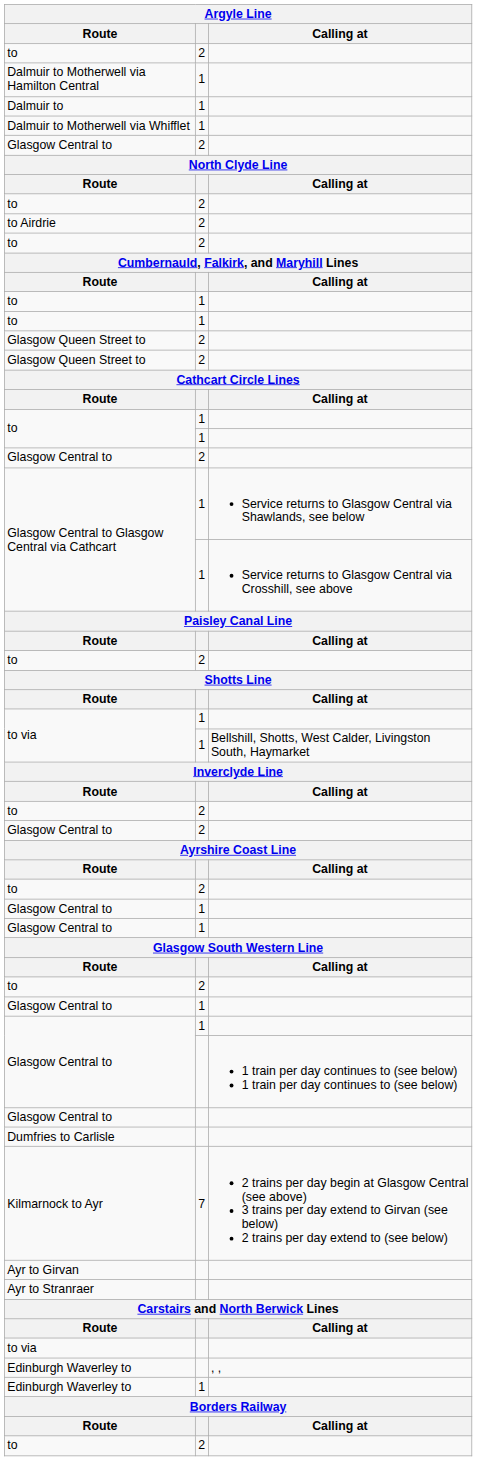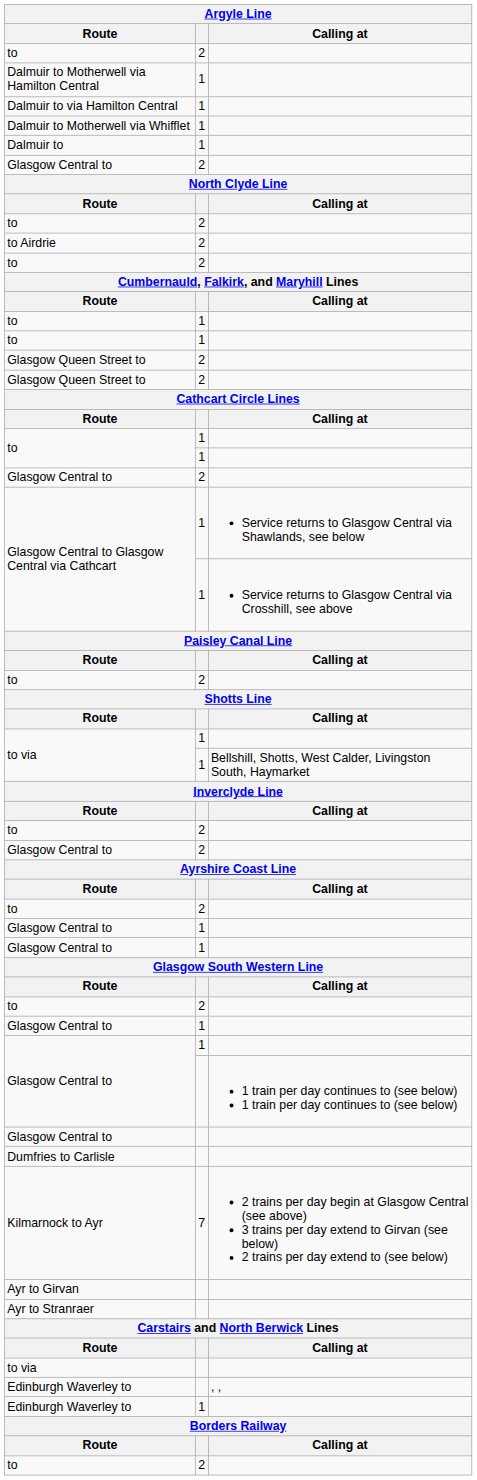+ row: (92, 106)
rows swapped: (35, 106) <-> (99, 125)
